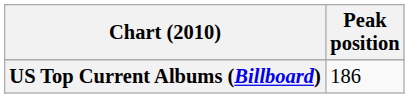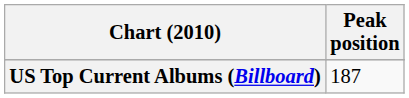(346, 76) 186 -> (346, 76) 187
